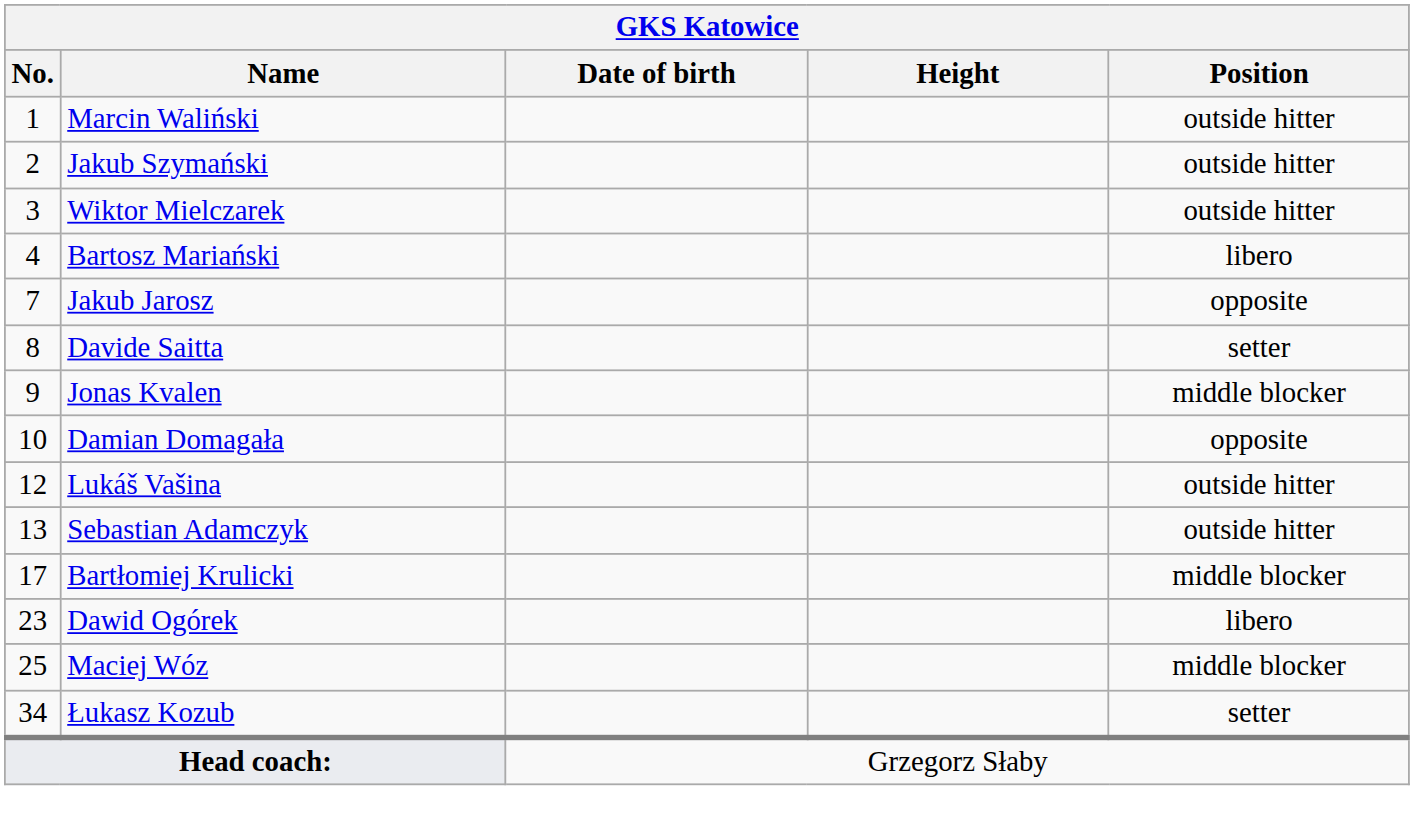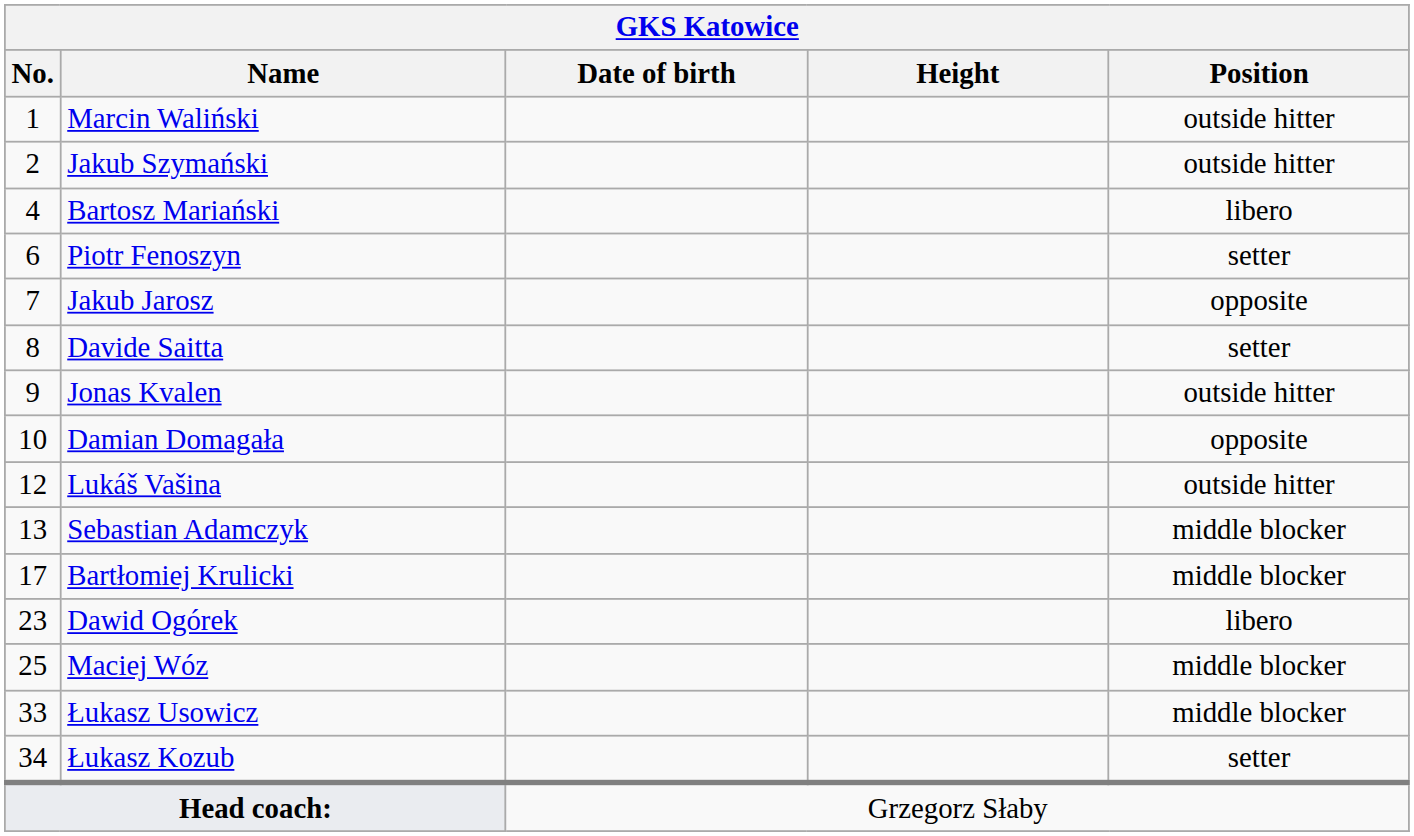- row: (176, 210)
+ row: (154, 255)
(1259, 392) middle blocker -> (1259, 392) outside hitter
(1259, 529) outside hitter -> (1259, 529) middle blocker
+ row: (163, 712)
